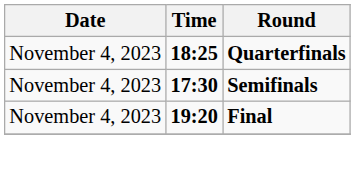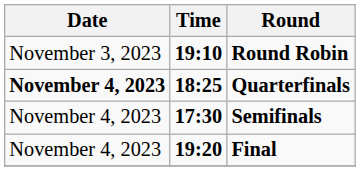+ row: (290, 52)
(85, 52) normal -> (87, 85) bold
